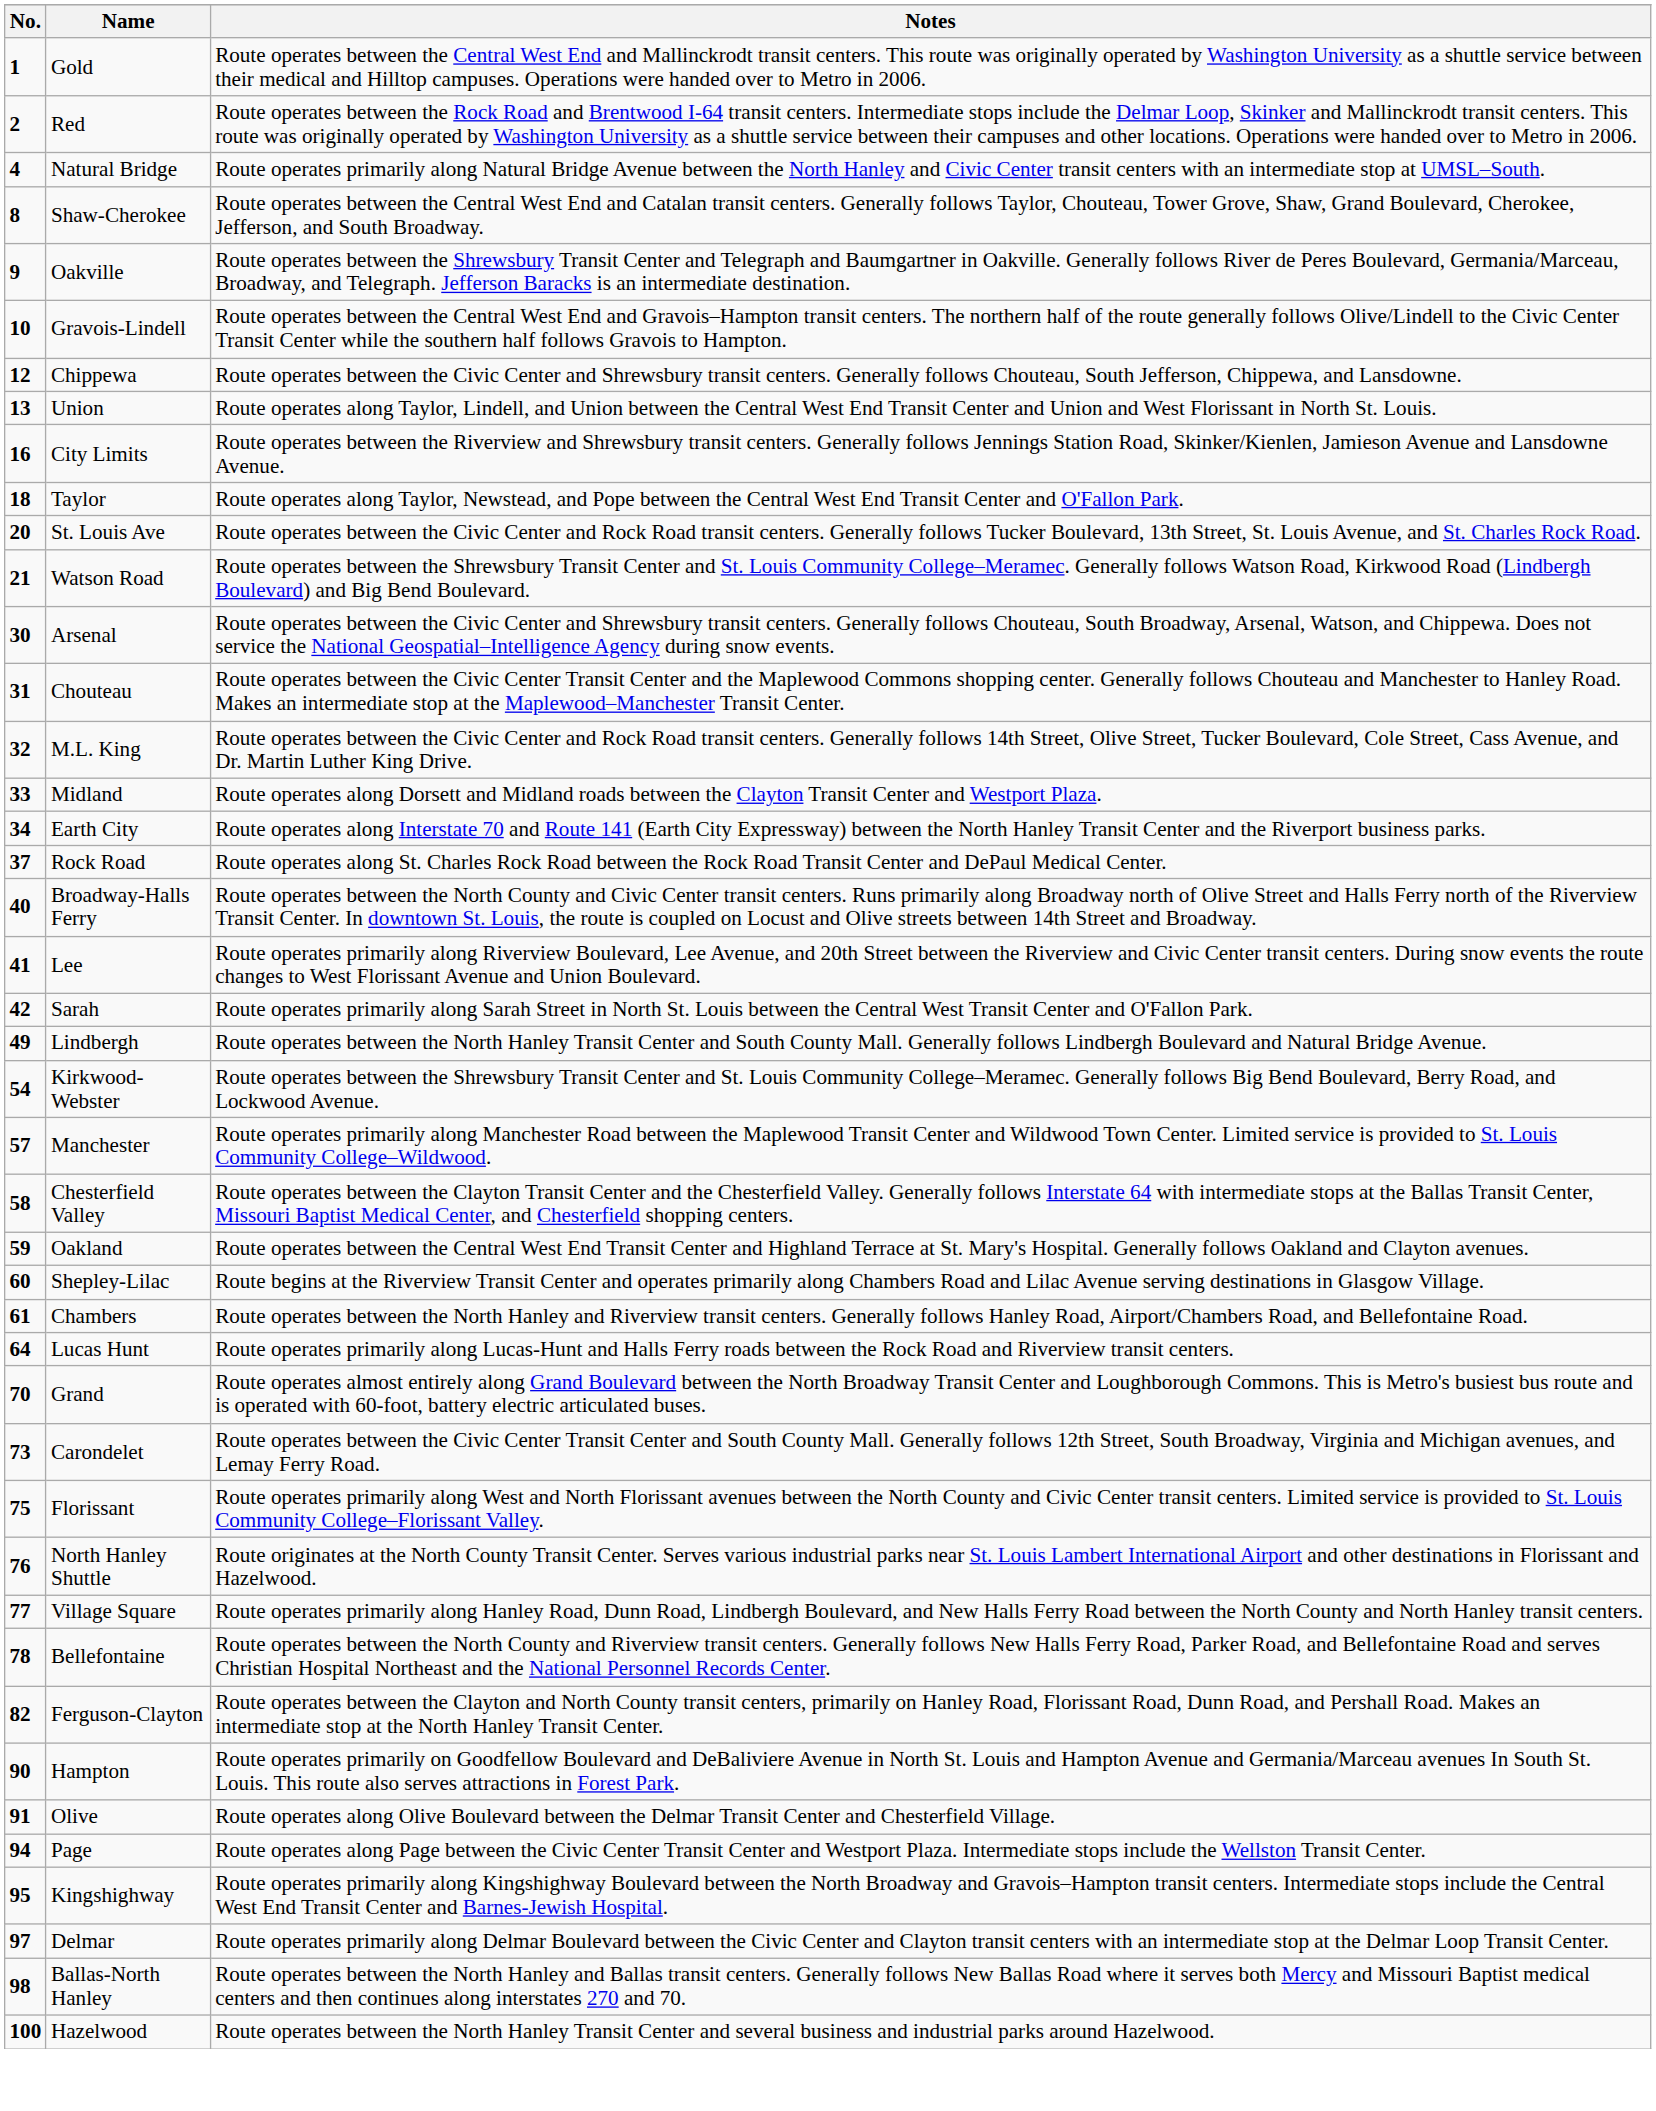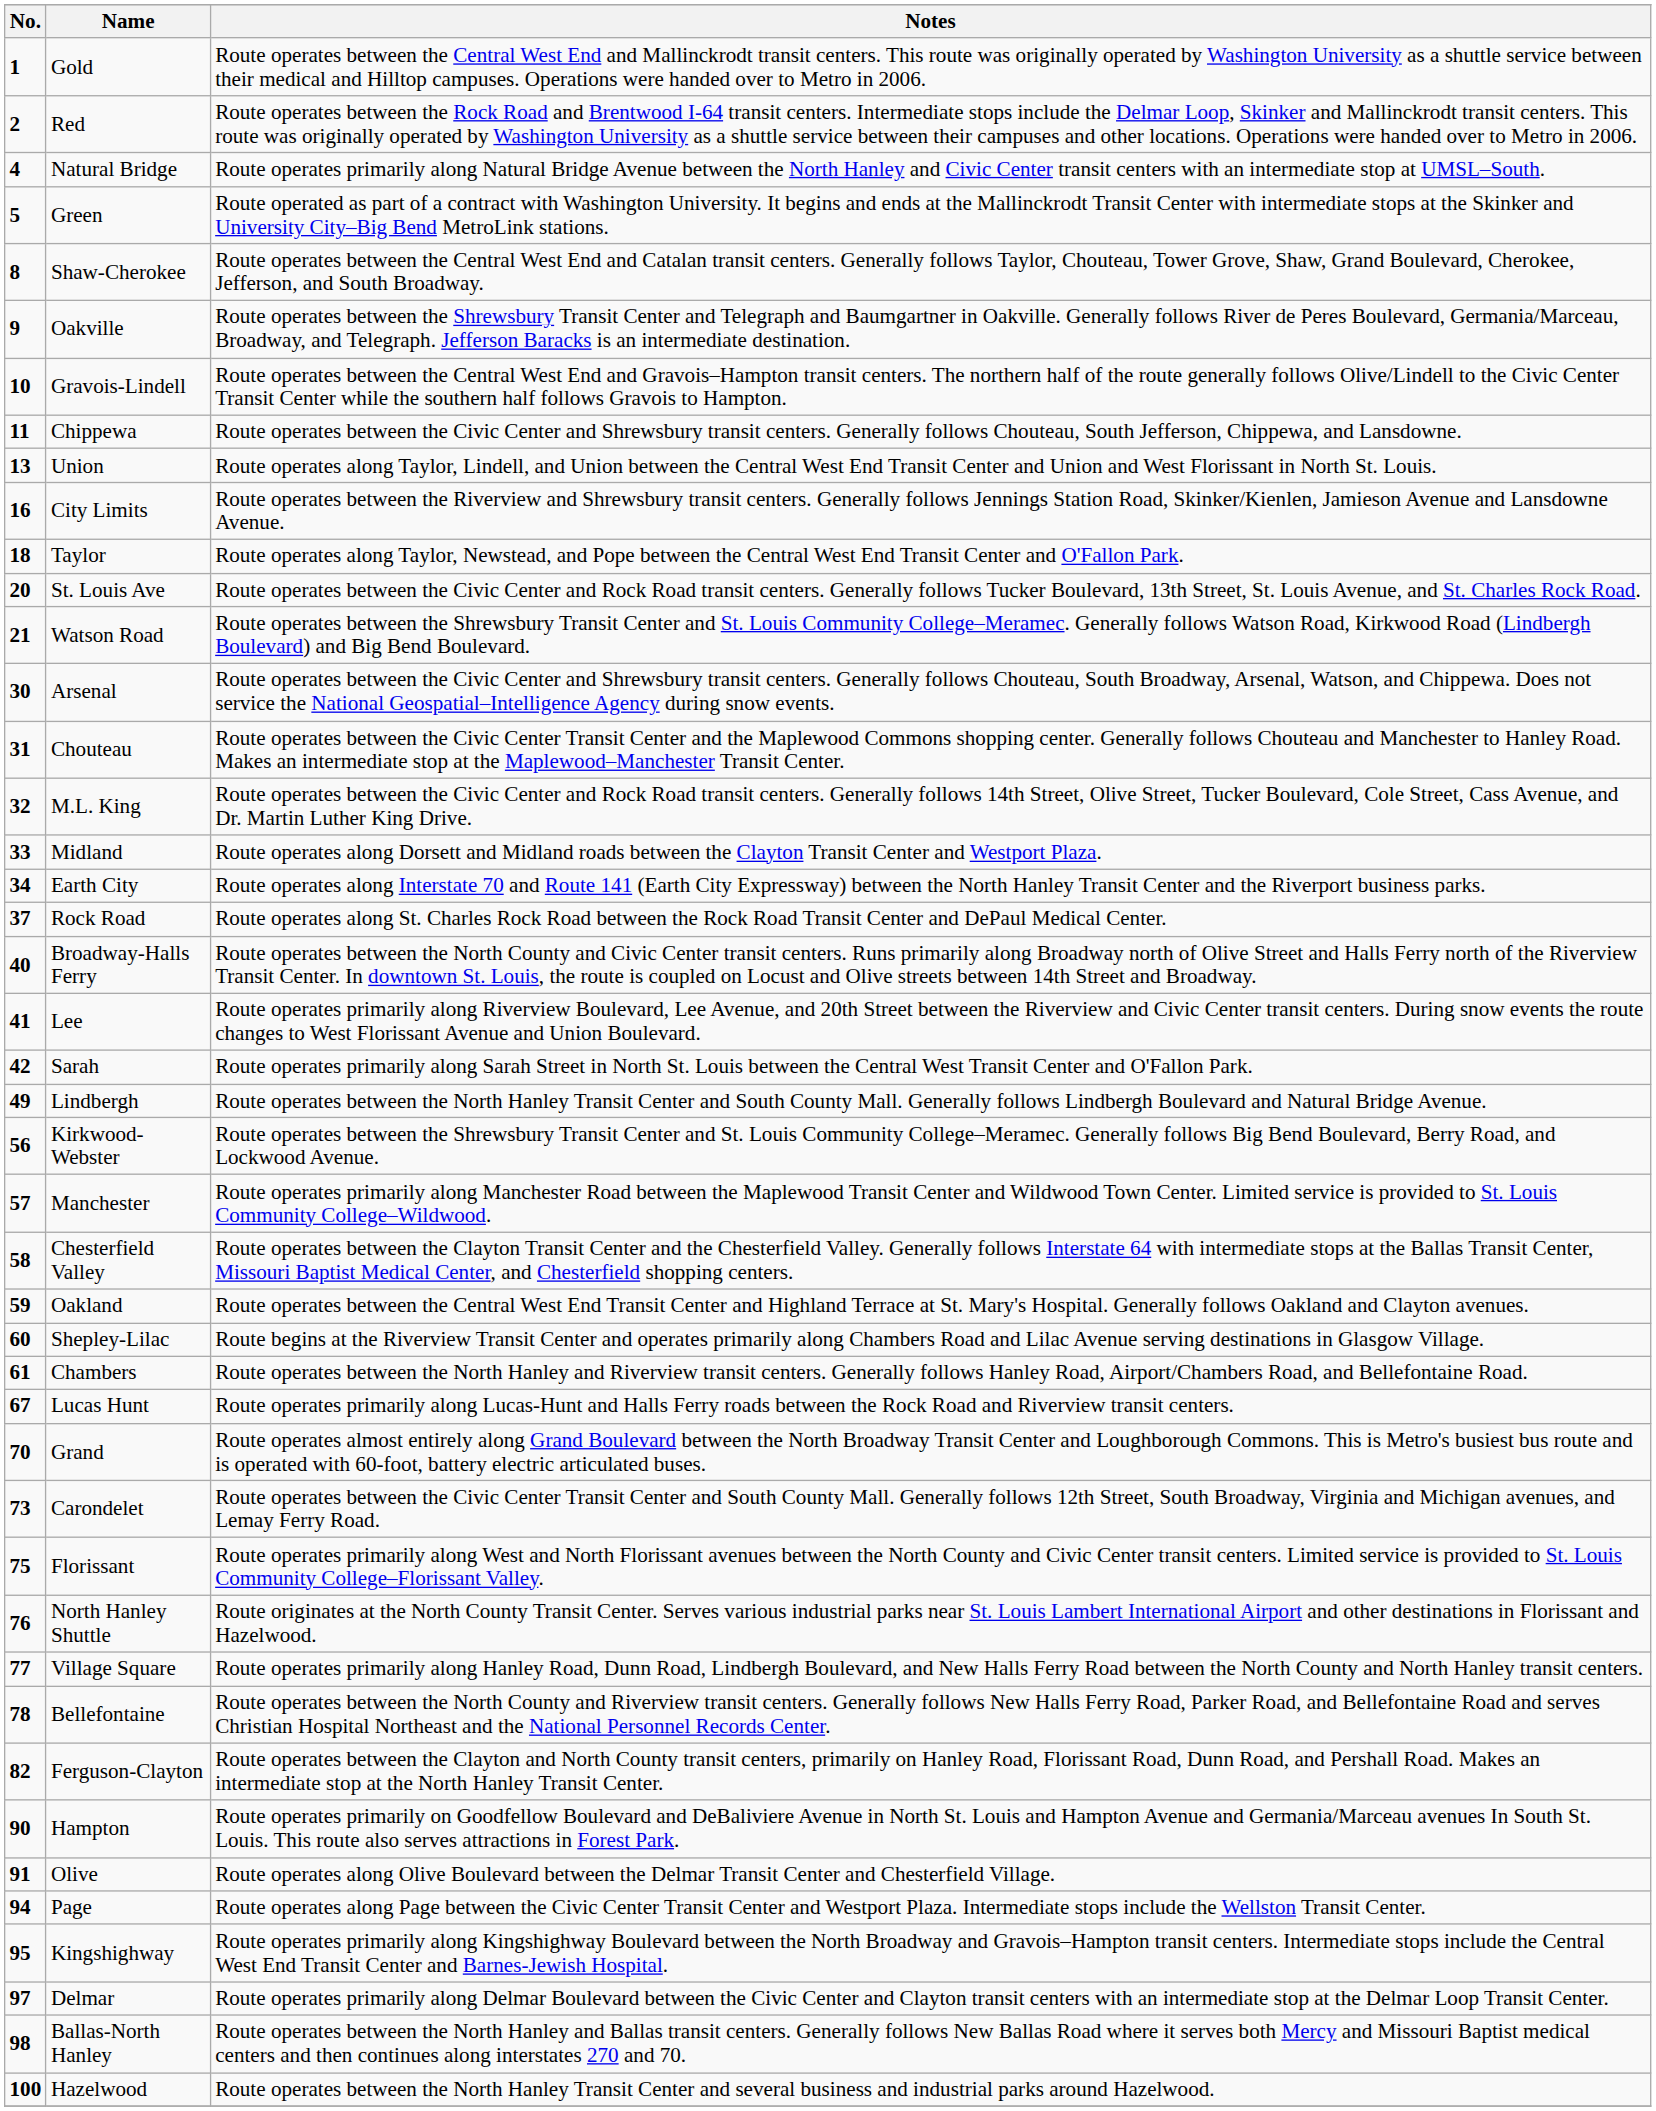+ row: (77, 214)
(20, 374) 12 -> (20, 431) 11
(20, 1088) 54 -> (20, 1145) 56
(20, 1349) 64 -> (20, 1406) 67
